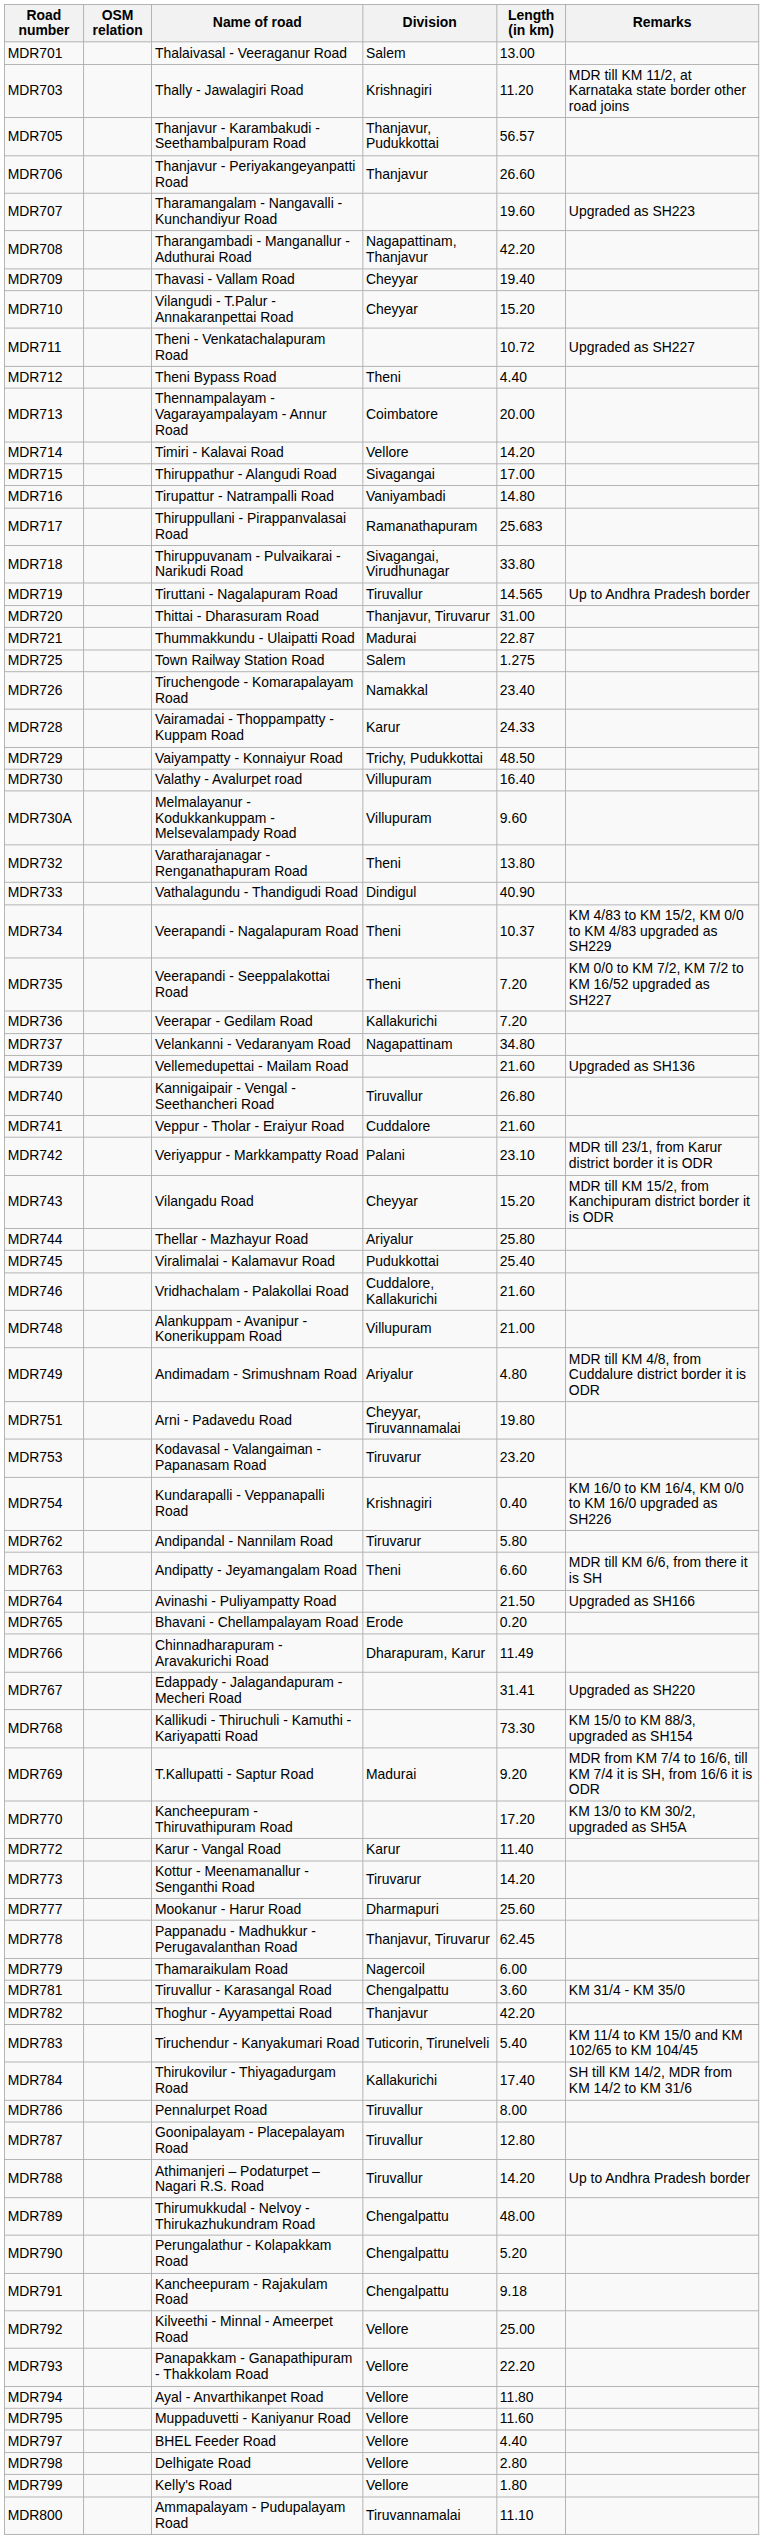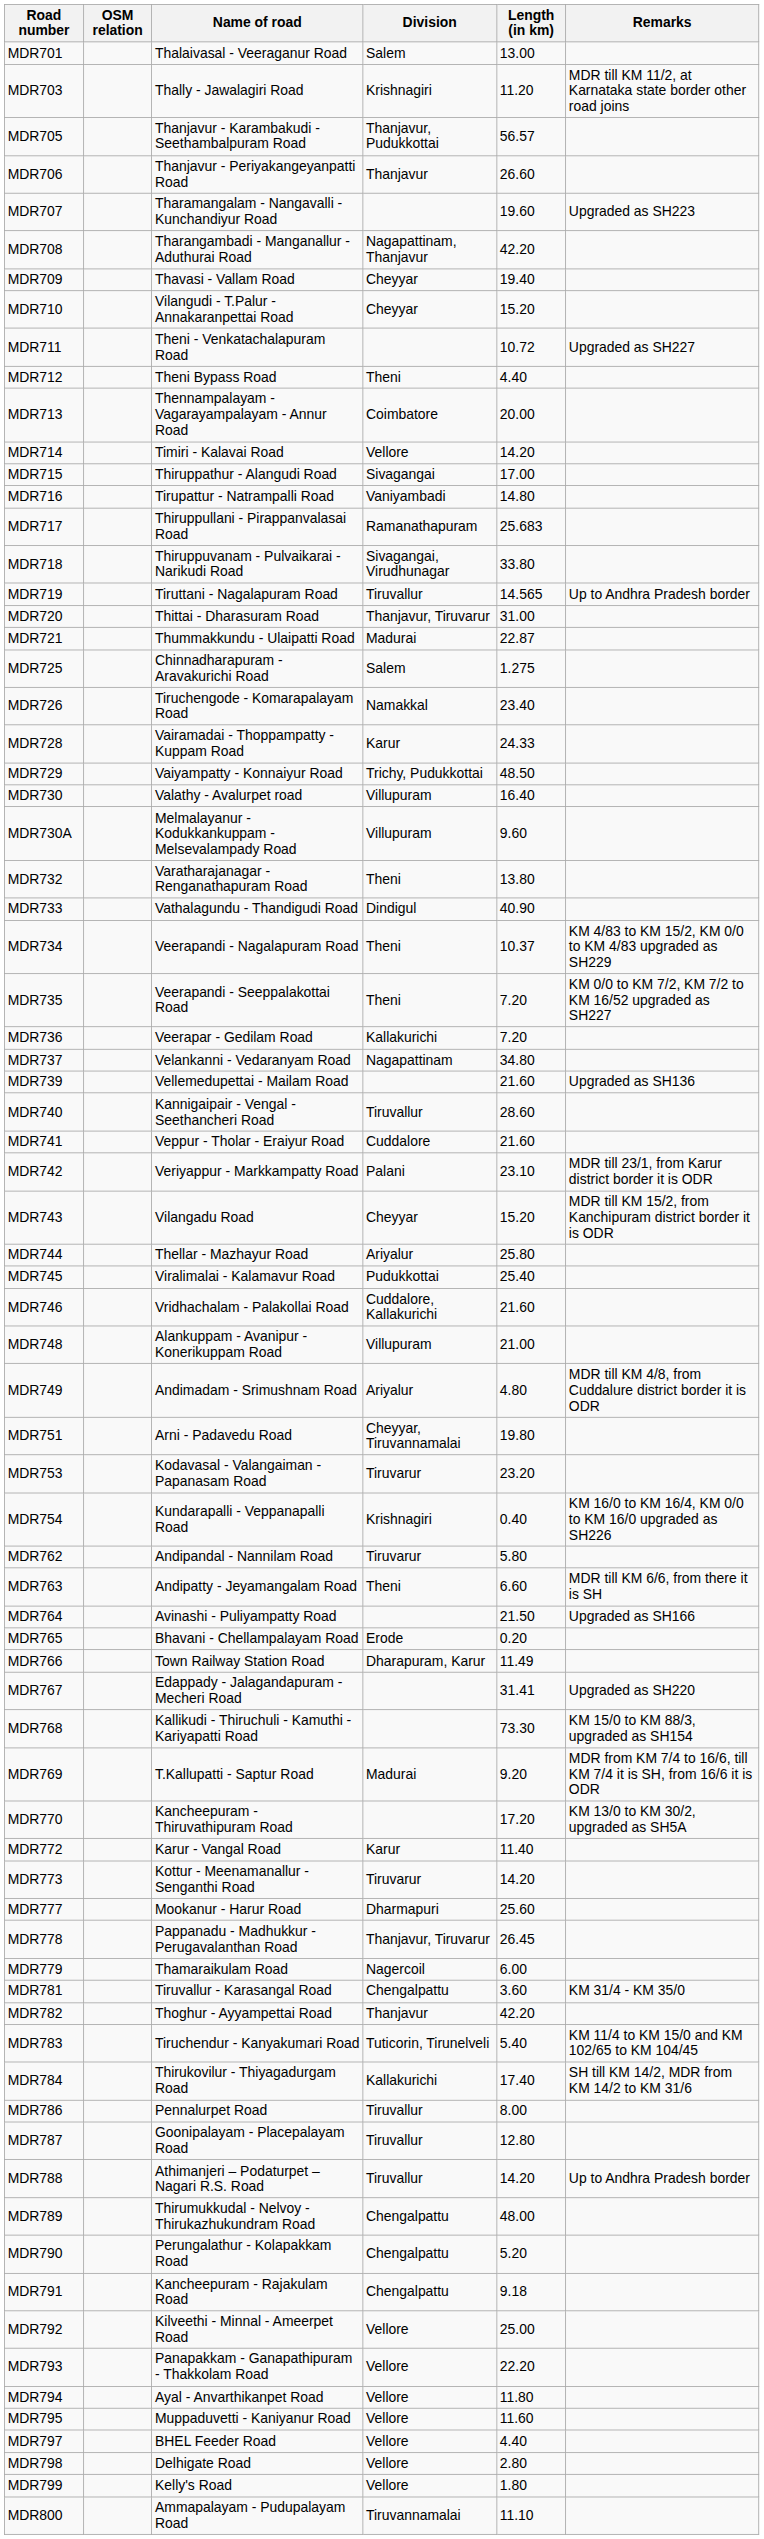(240, 660) Town Railway Station Road -> (219, 668) Chinnadharapuram - Aravakurichi Road
(517, 1096) 26.80 -> (517, 1112) 28.60
(219, 1653) Chinnadharapuram - Aravakurichi Road -> (240, 1661) Town Railway Station Road
(517, 1939) 62.45 -> (517, 1939) 26.45
